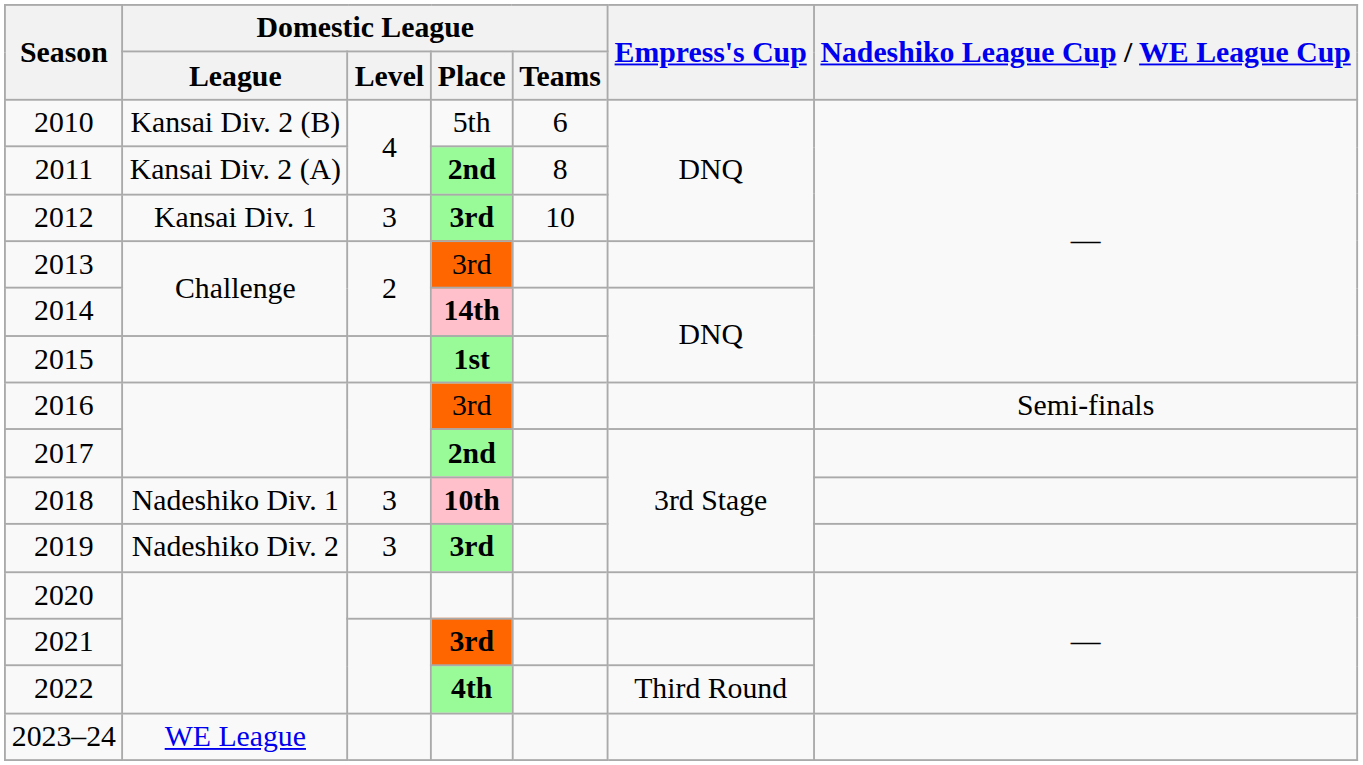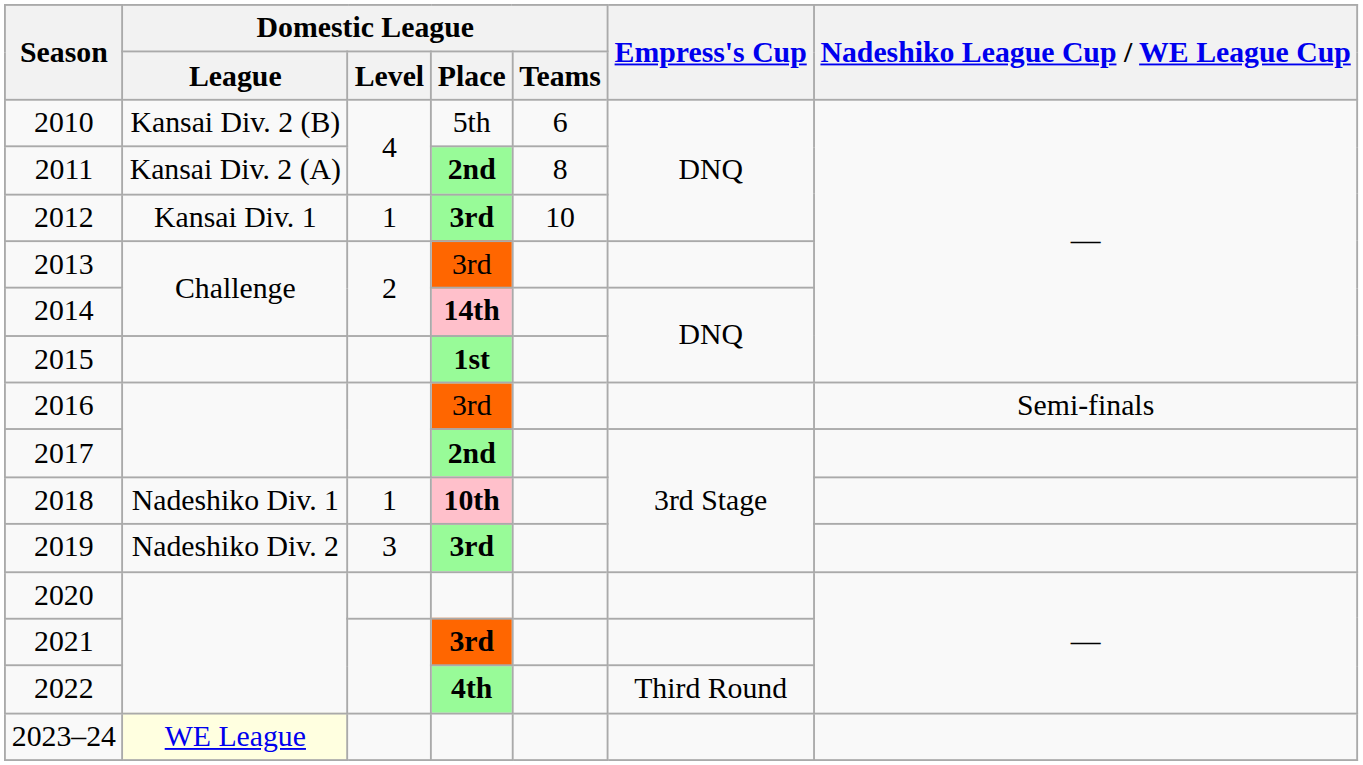(389, 216) 3 -> (389, 216) 1
(389, 500) 3 -> (389, 500) 1
(235, 736) no background -> (235, 736) lightyellow background
